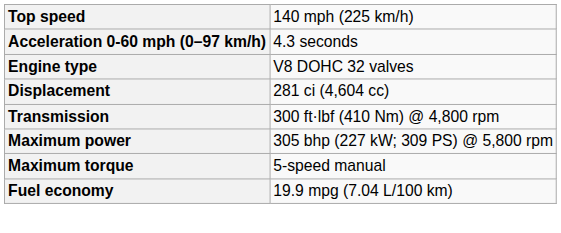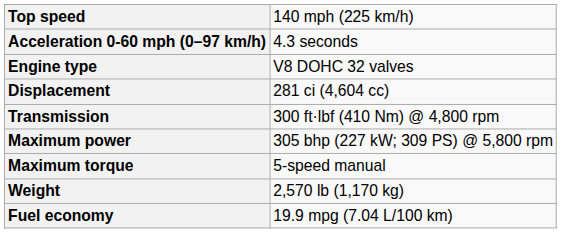+ row: (34, 191)
